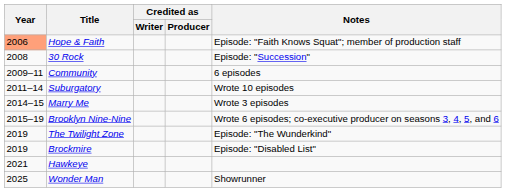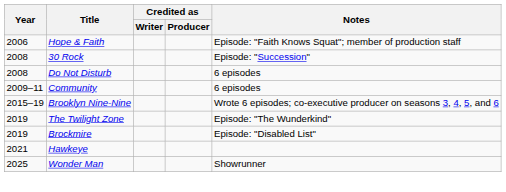(17, 42) lightsalmon background -> (17, 42) no background
+ row: (80, 73)
- row: (74, 88)
- row: (69, 103)
